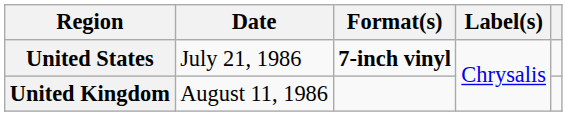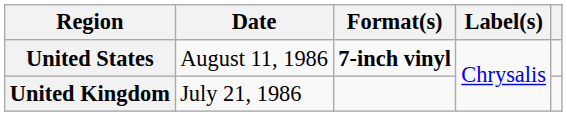(241, 57) July 21, 1986 -> (254, 57) August 11, 1986
(254, 93) August 11, 1986 -> (241, 93) July 21, 1986
